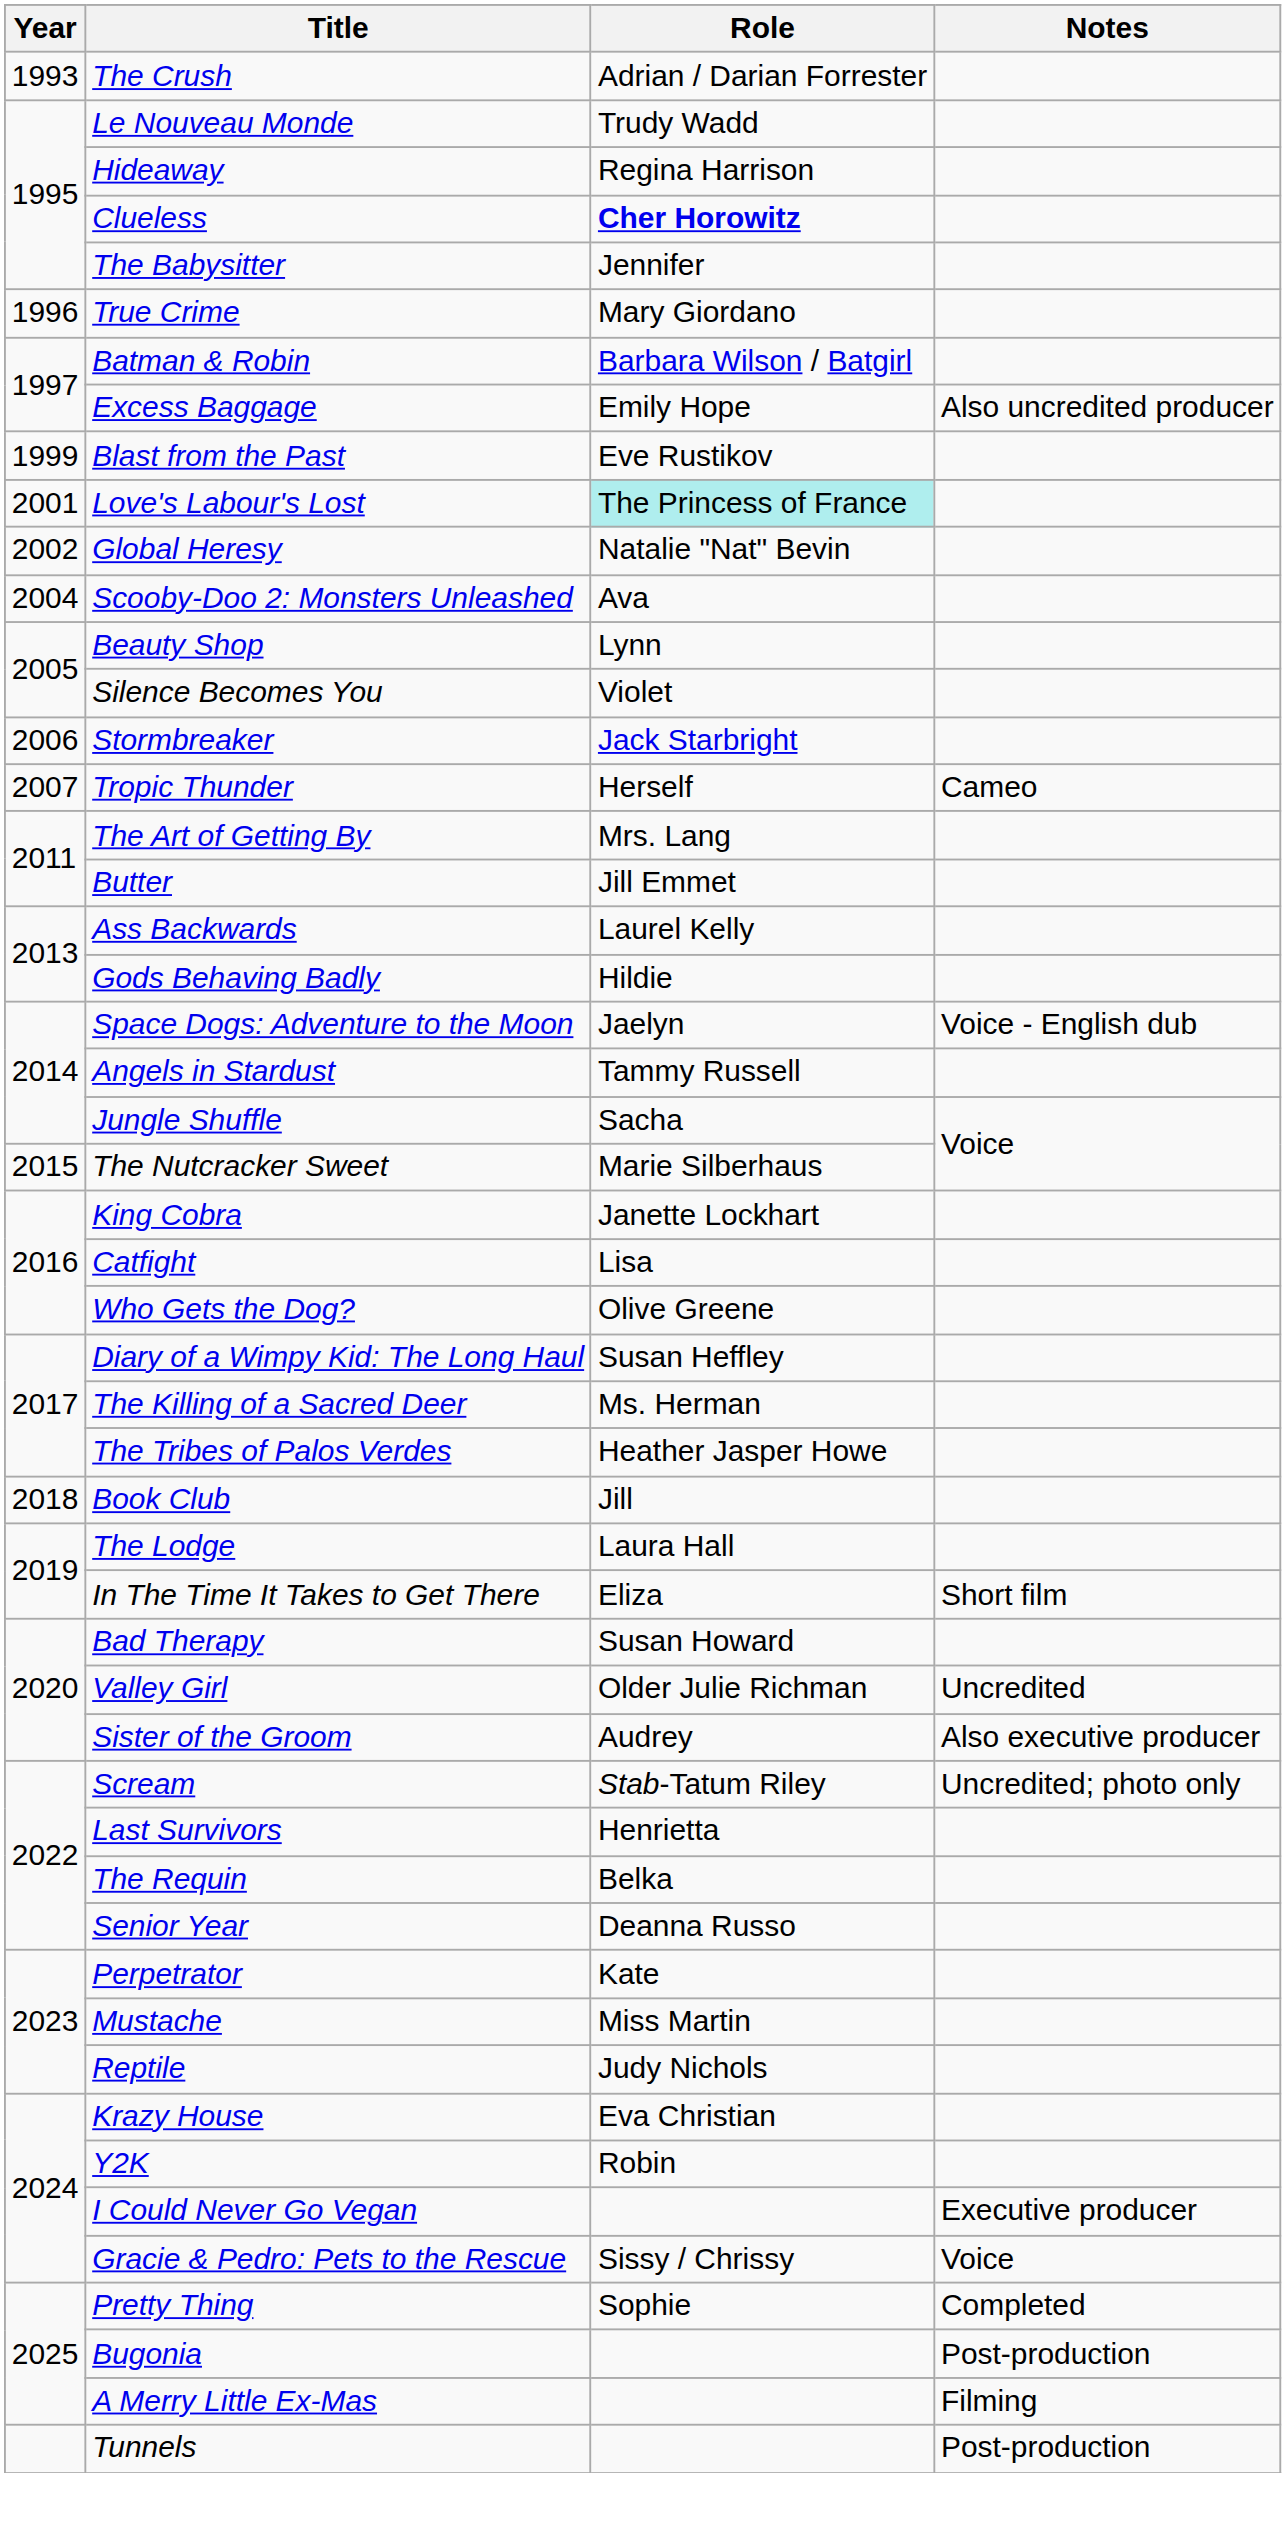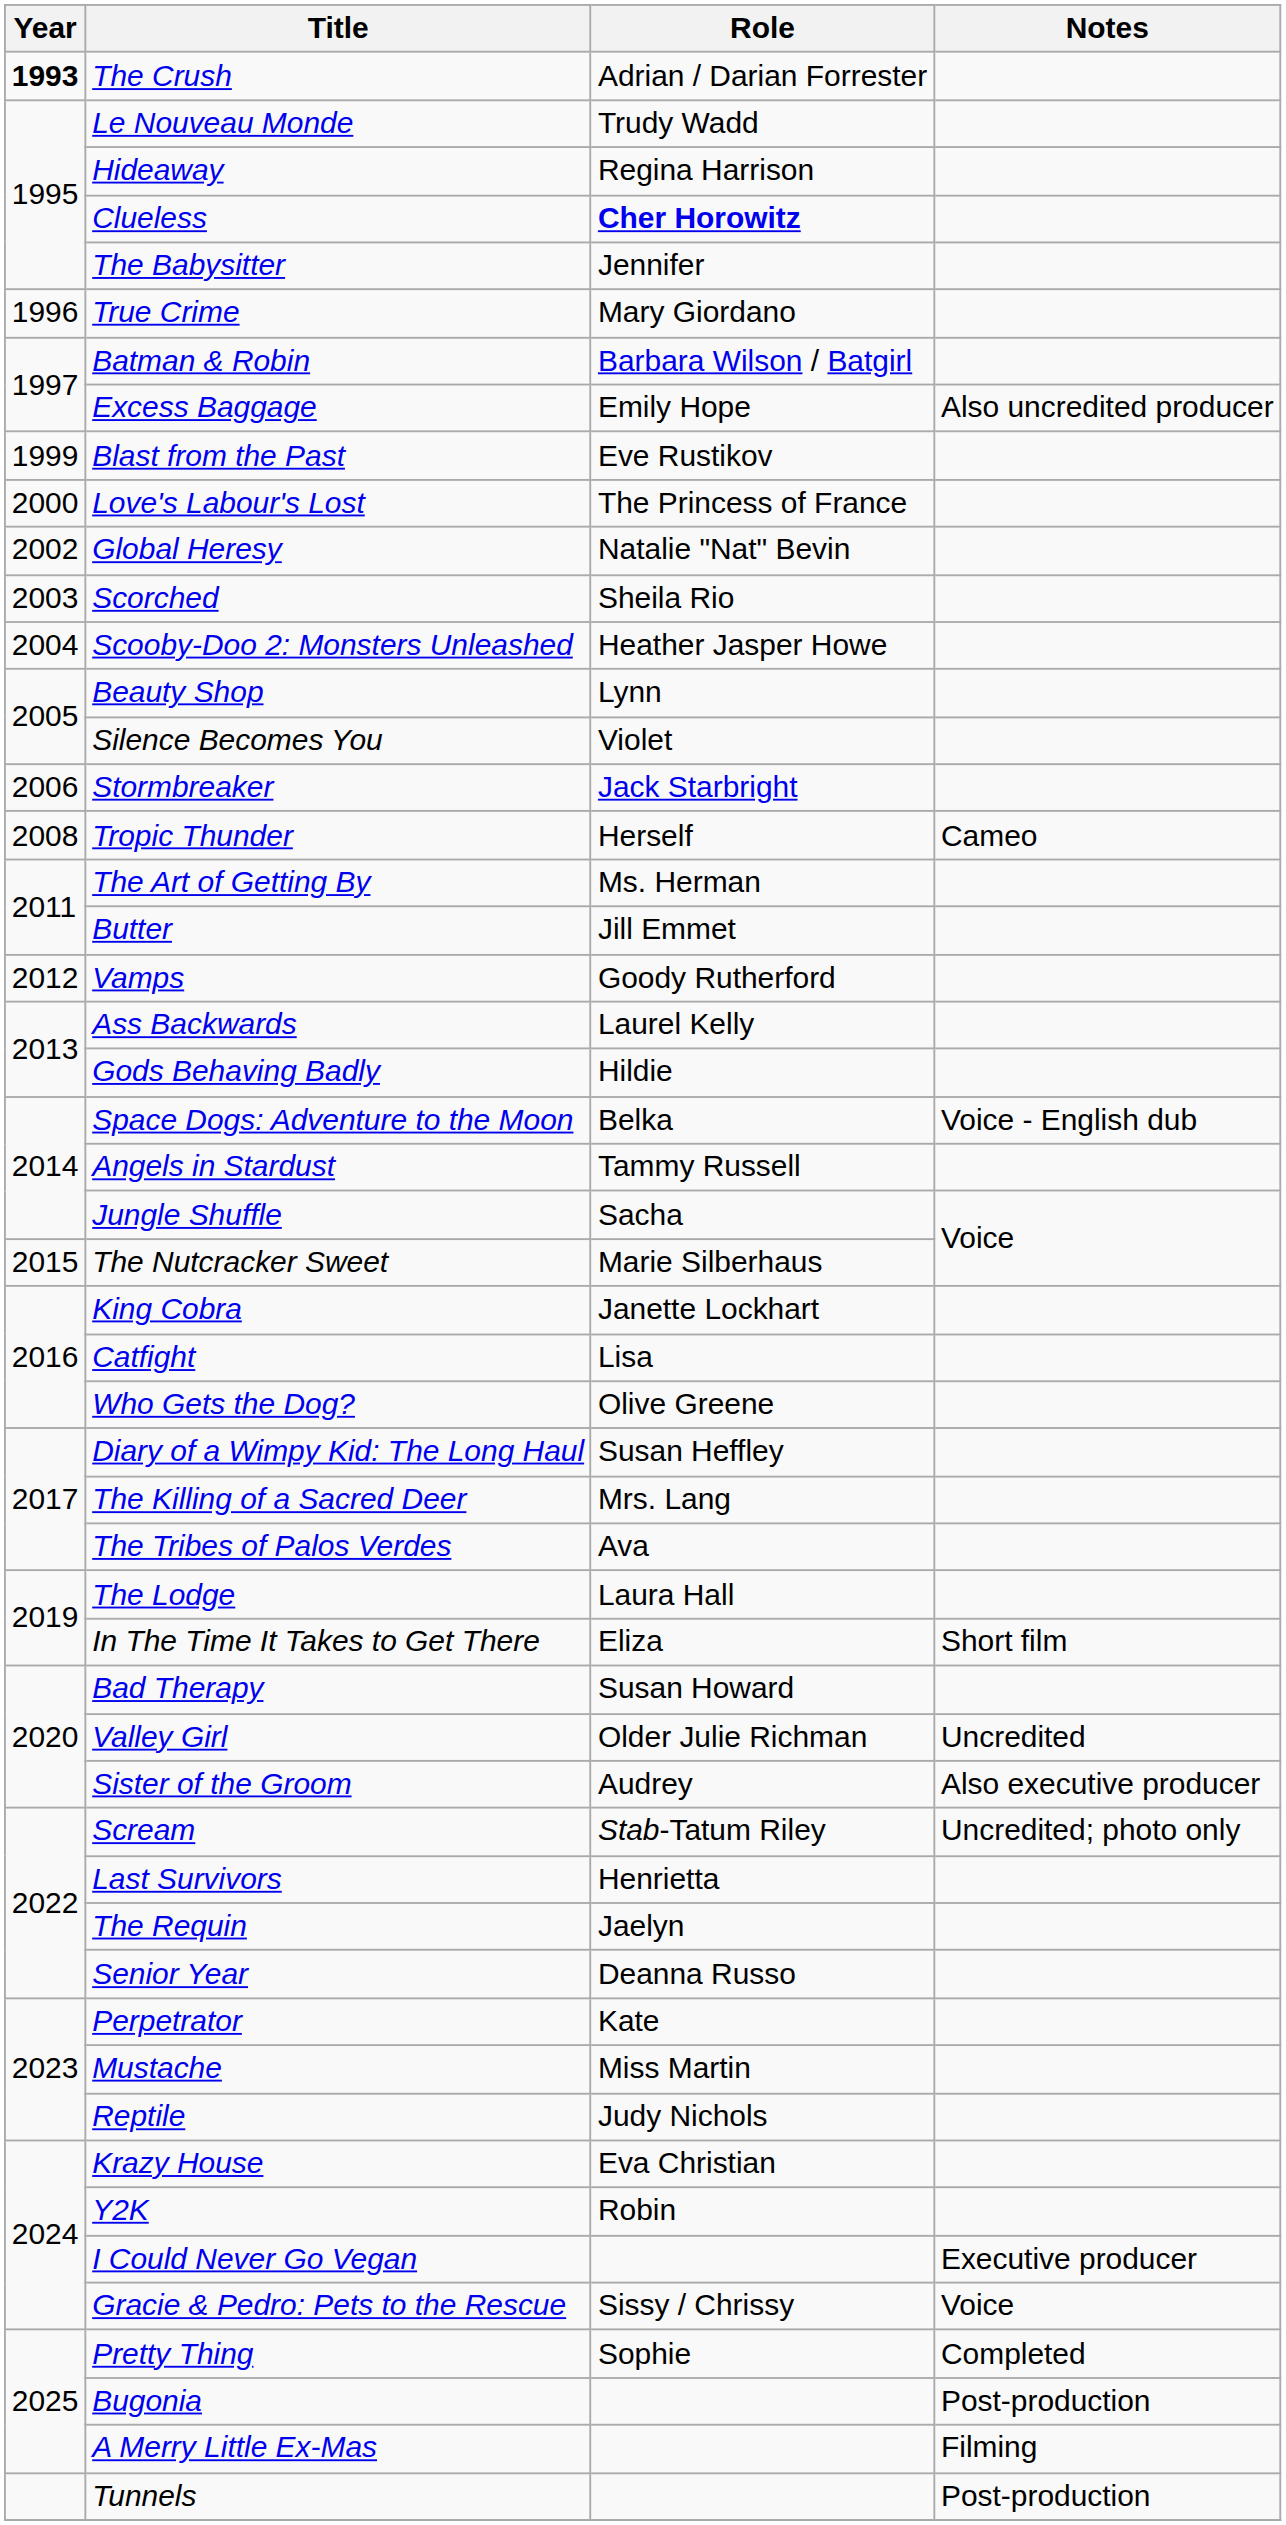(45, 75) normal -> (45, 75) bold
(45, 502) 2001 -> (45, 502) 2000
(753, 502) paleturquoise background -> (753, 502) no background
+ row: (155, 597)
(623, 597) Ava -> (743, 645) Heather Jasper Howe
(45, 787) 2007 -> (45, 834) 2008
(664, 834) Mrs. Lang -> (679, 882) Ms. Herman
+ row: (138, 977)
(641, 1024) Jaelyn -> (635, 1119) Belka
(679, 1404) Ms. Herman -> (664, 1499) Mrs. Lang
(743, 1451) Heather Jasper Howe -> (623, 1546) Ava
- row: (161, 1499)
(635, 1878) Belka -> (641, 1926) Jaelyn
